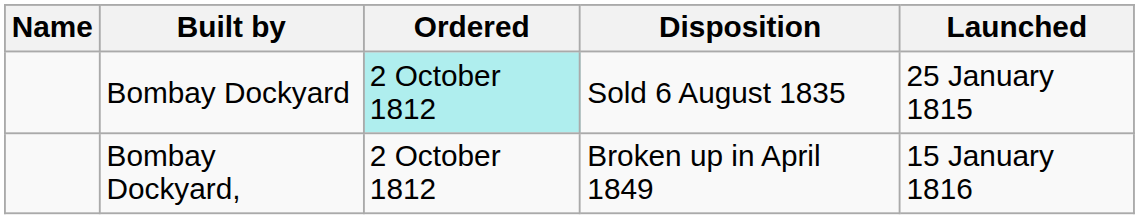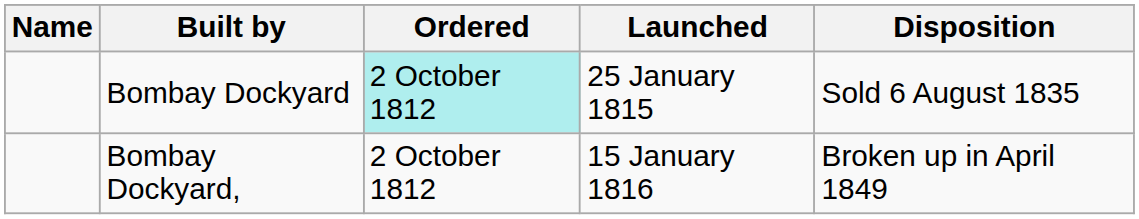columns swapped: (1017, 28) <-> (740, 28)
